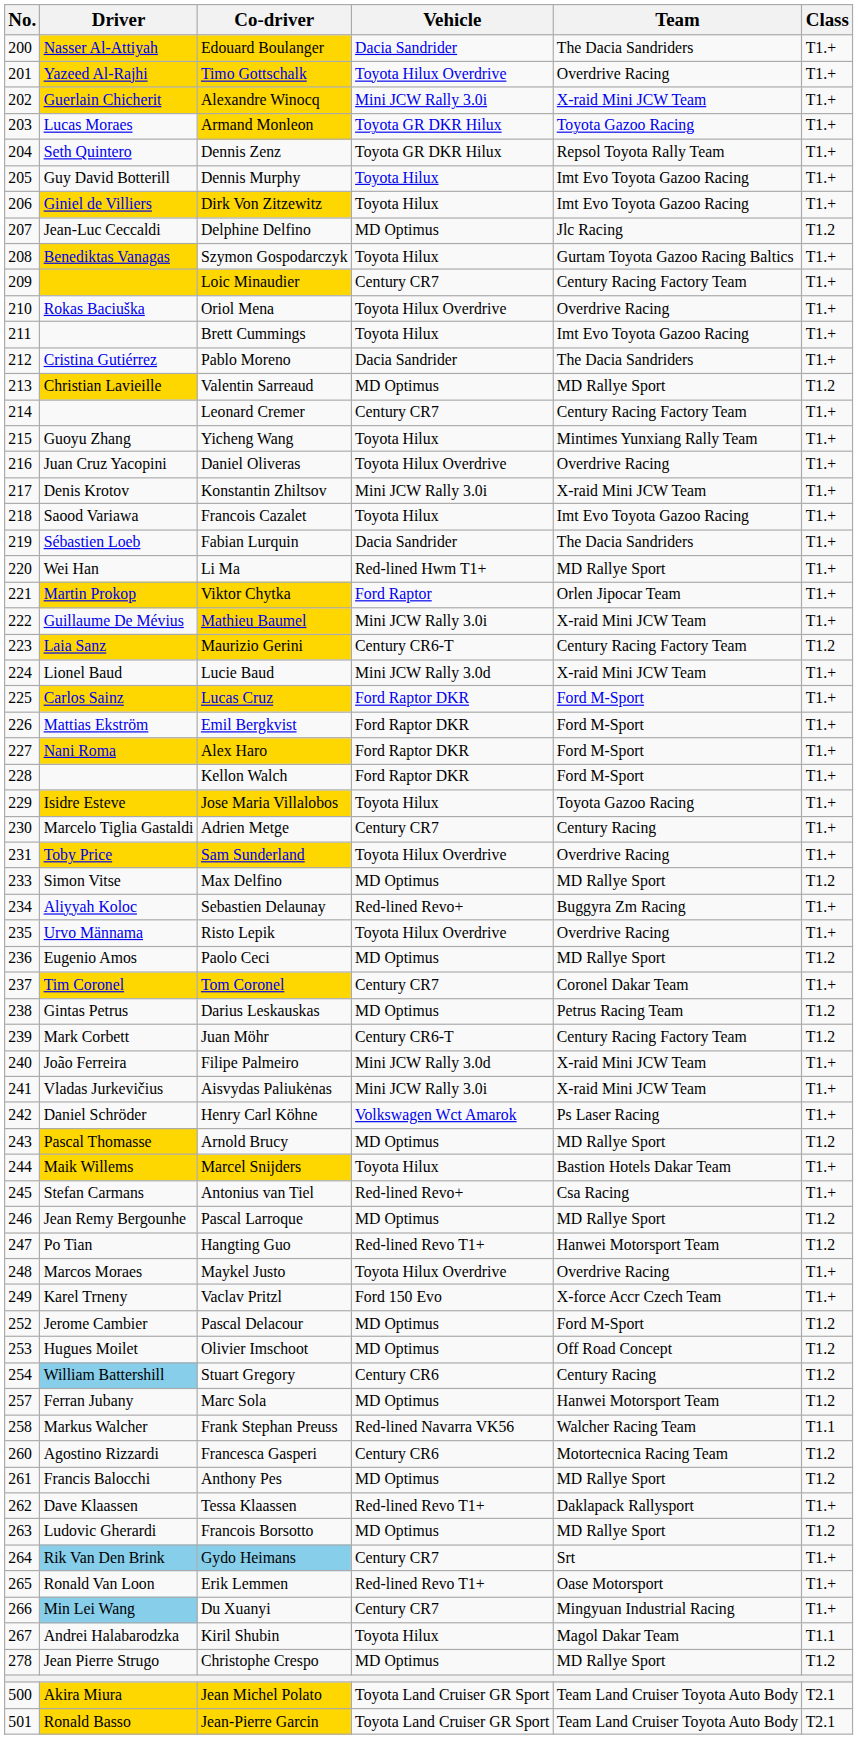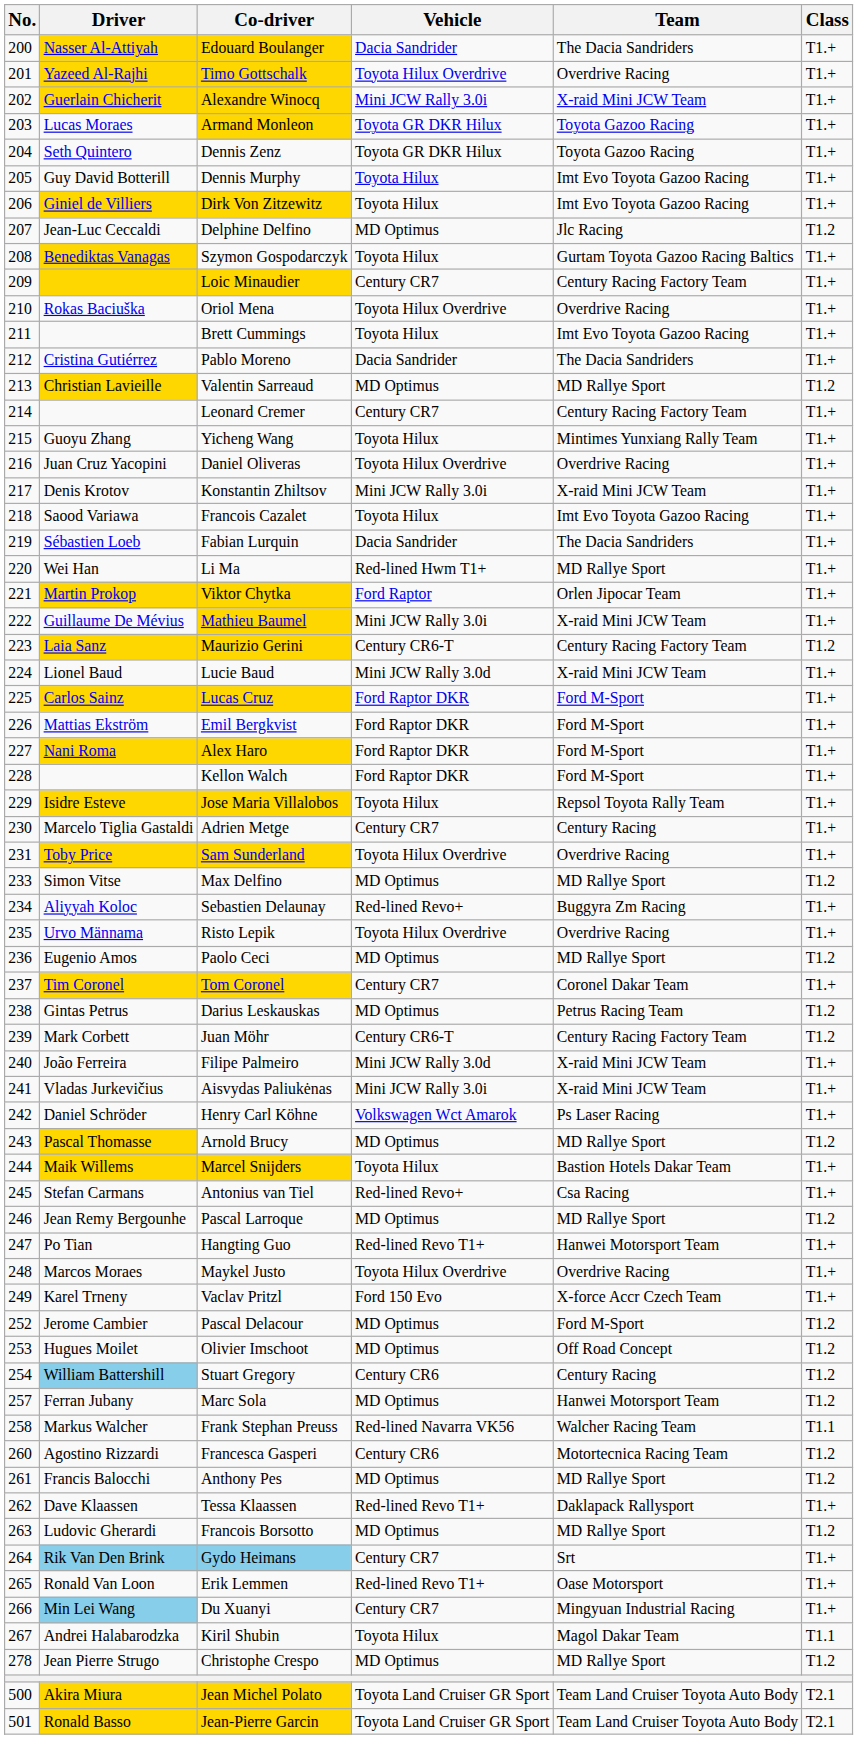(641, 151) Repsol Toyota Rally Team -> (625, 151) Toyota Gazoo Racing
(625, 802) Toyota Gazoo Racing -> (641, 802) Repsol Toyota Rally Team
(820, 1245) T1.2 -> (821, 1245) T1.+
